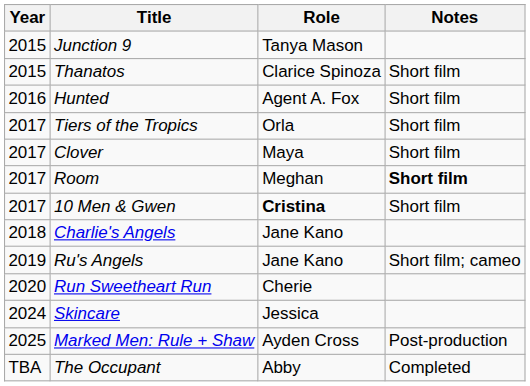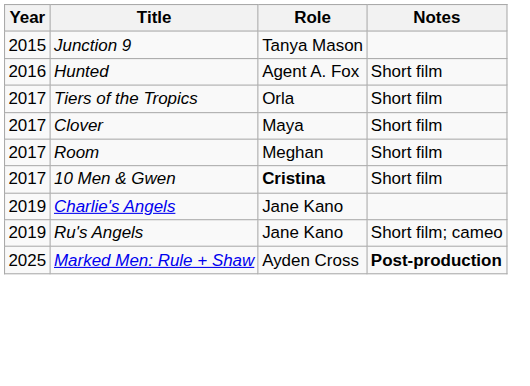- row: (89, 71)
(428, 179) bold -> (407, 152) normal
(27, 233) 2018 -> (27, 206) 2019
- row: (133, 286)
- row: (87, 313)
(448, 340) normal -> (436, 260) bold
- row: (107, 367)
